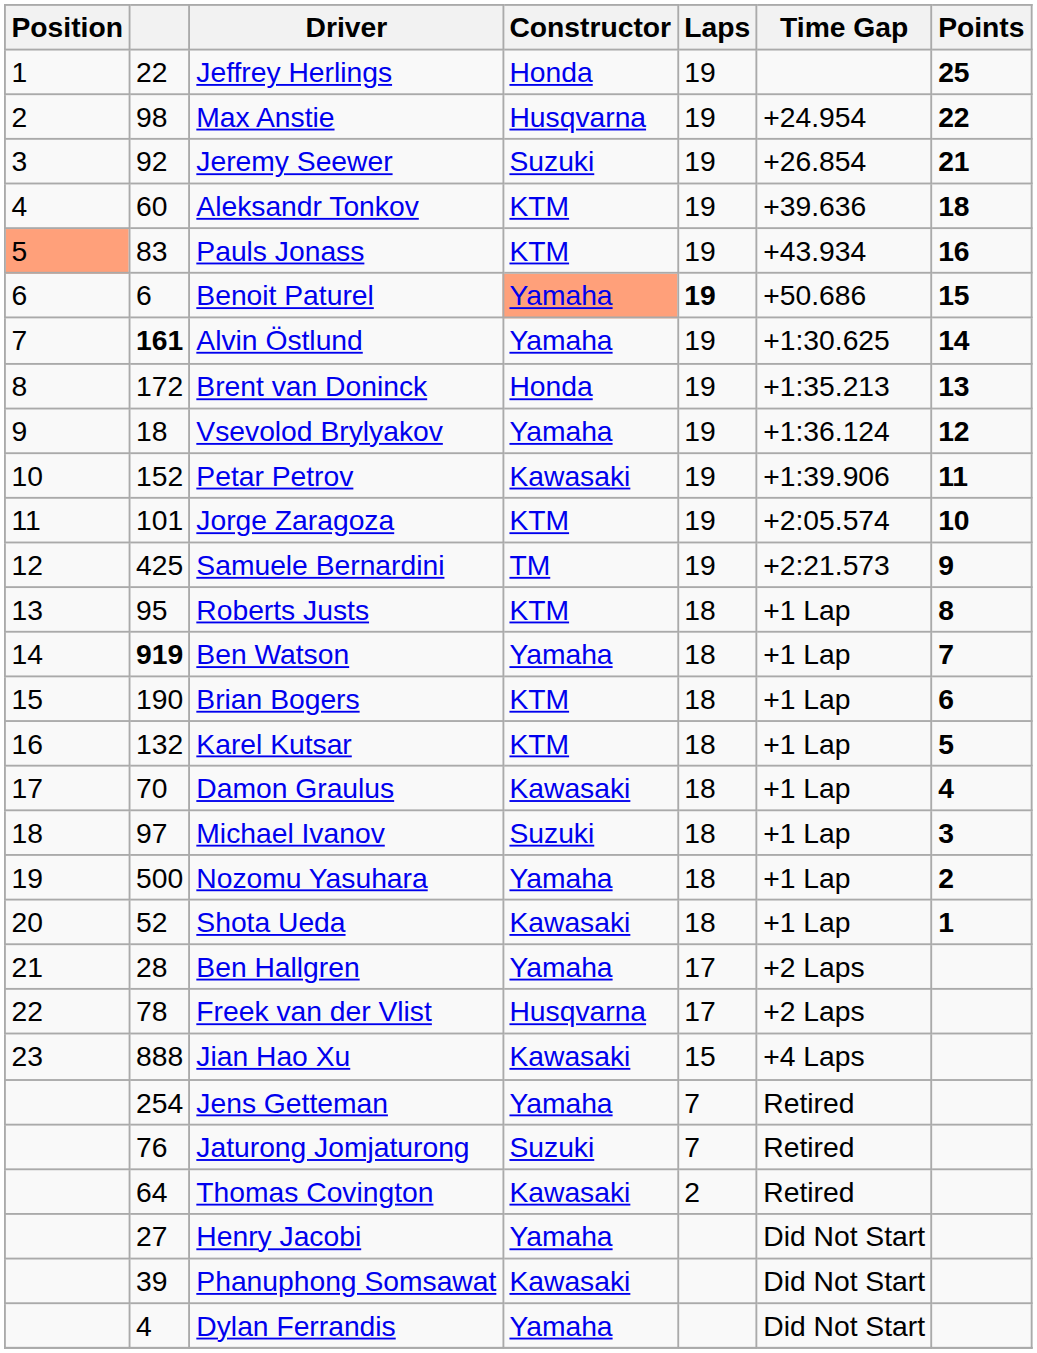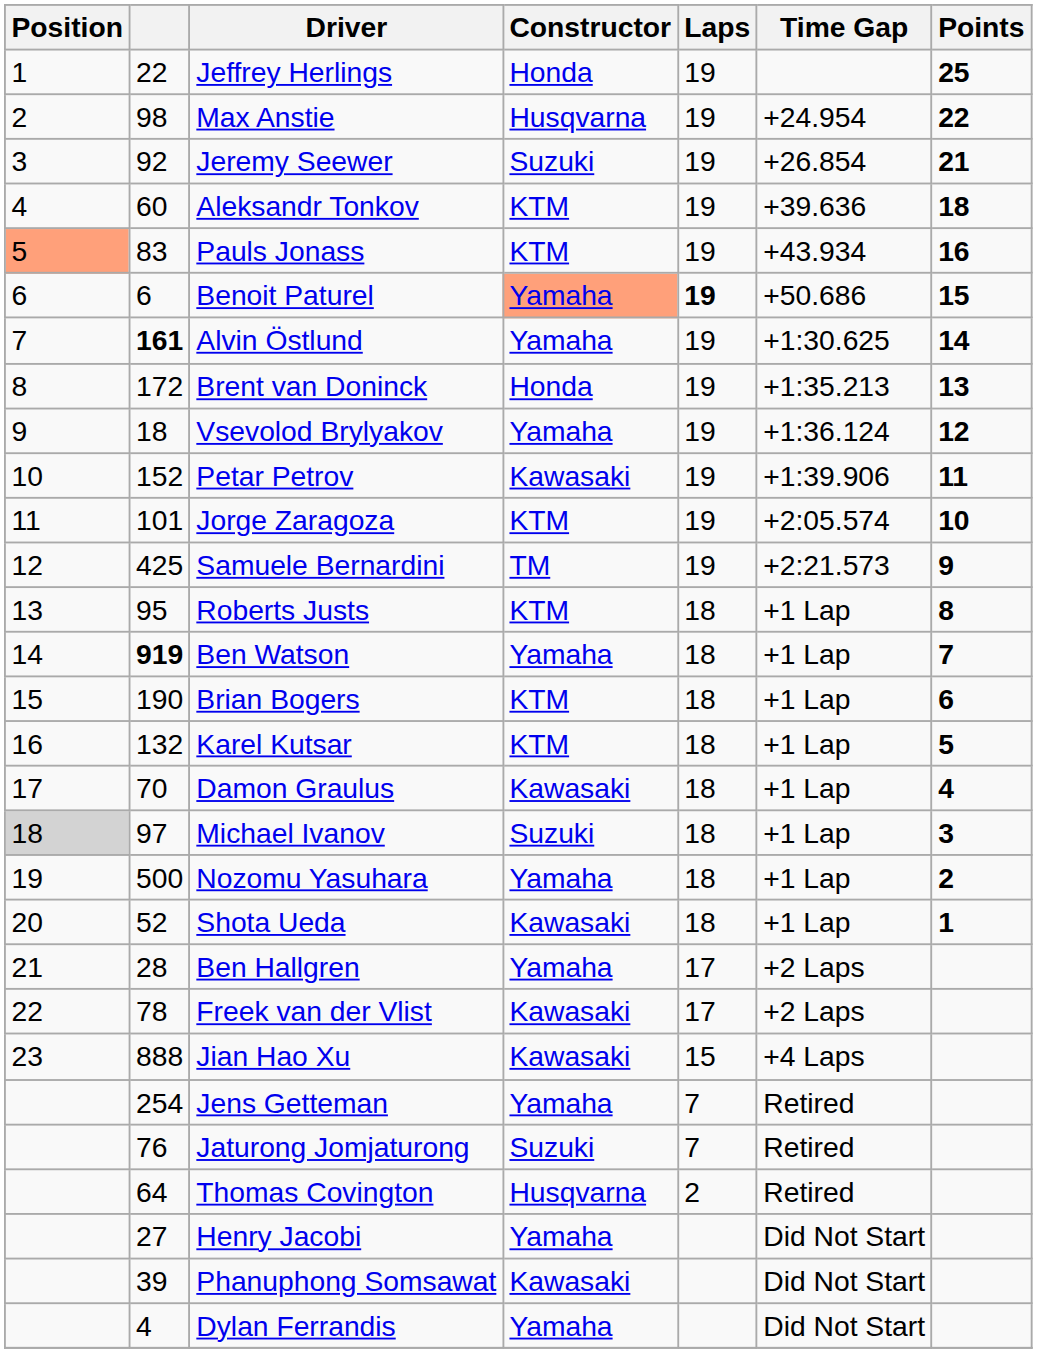(27, 833) no background -> (27, 833) lightgrey background
(578, 1012) Husqvarna -> (570, 1012) Kawasaki
(570, 1191) Kawasaki -> (578, 1191) Husqvarna
